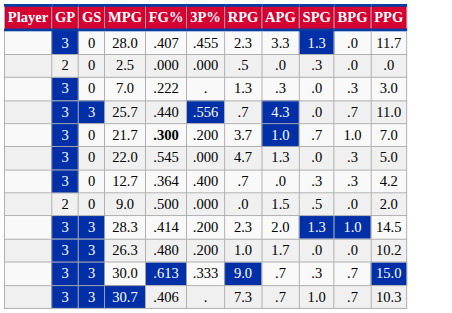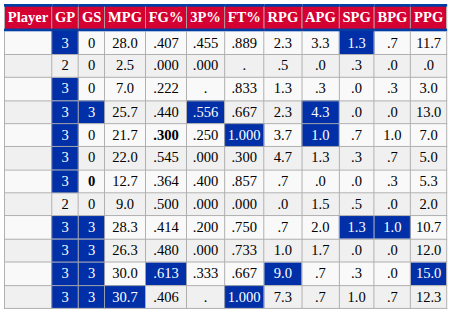+ column: (244, 17)
(353, 42) .0 -> (392, 42) .7
(243, 112) .7 -> (283, 112) 2.3
(353, 112) .7 -> (392, 112) .0
(389, 112) 11.0 -> (429, 112) 13.0
(206, 135) .200 -> (206, 135) .250
(317, 158) .0 -> (357, 158) .3
(353, 158) .3 -> (392, 158) .7
(92, 181) normal -> (92, 181) bold
(317, 181) .3 -> (357, 181) .0
(389, 181) 4.2 -> (429, 181) 5.3
(243, 227) 2.3 -> (283, 227) .7
(389, 227) 14.5 -> (429, 227) 10.7
(206, 250) .200 -> (206, 250) .000
(389, 250) 10.2 -> (429, 250) 12.0
(353, 273) .7 -> (392, 273) .0
(389, 296) 10.3 -> (429, 296) 12.3
